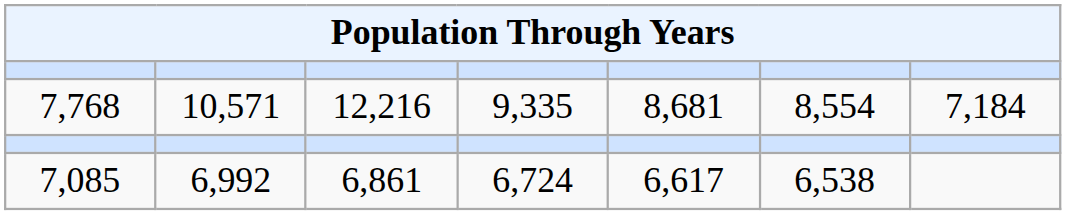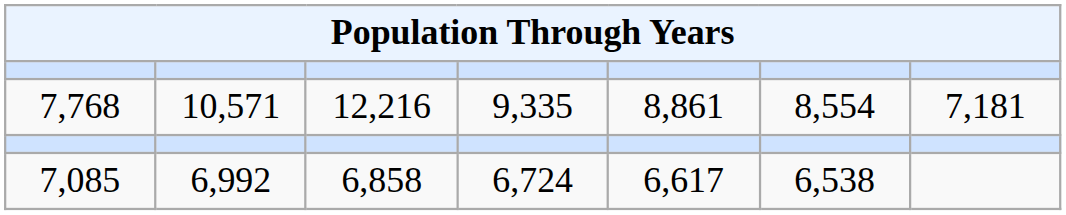(684, 106) 8,681 -> (684, 106) 8,861
(985, 106) 7,184 -> (985, 106) 7,181
(382, 179) 6,861 -> (382, 179) 6,858
